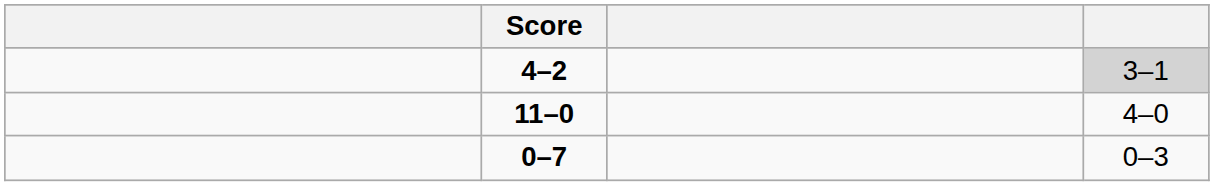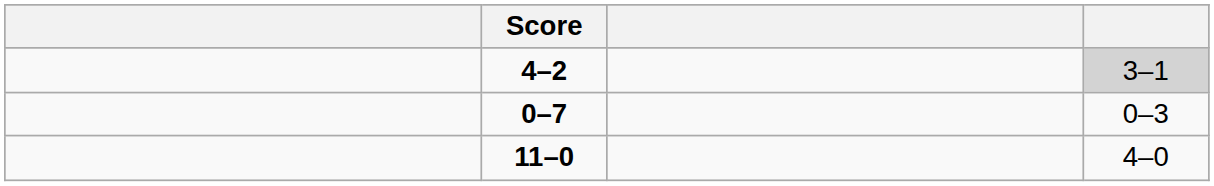rows swapped: (544, 157) <-> (544, 113)
